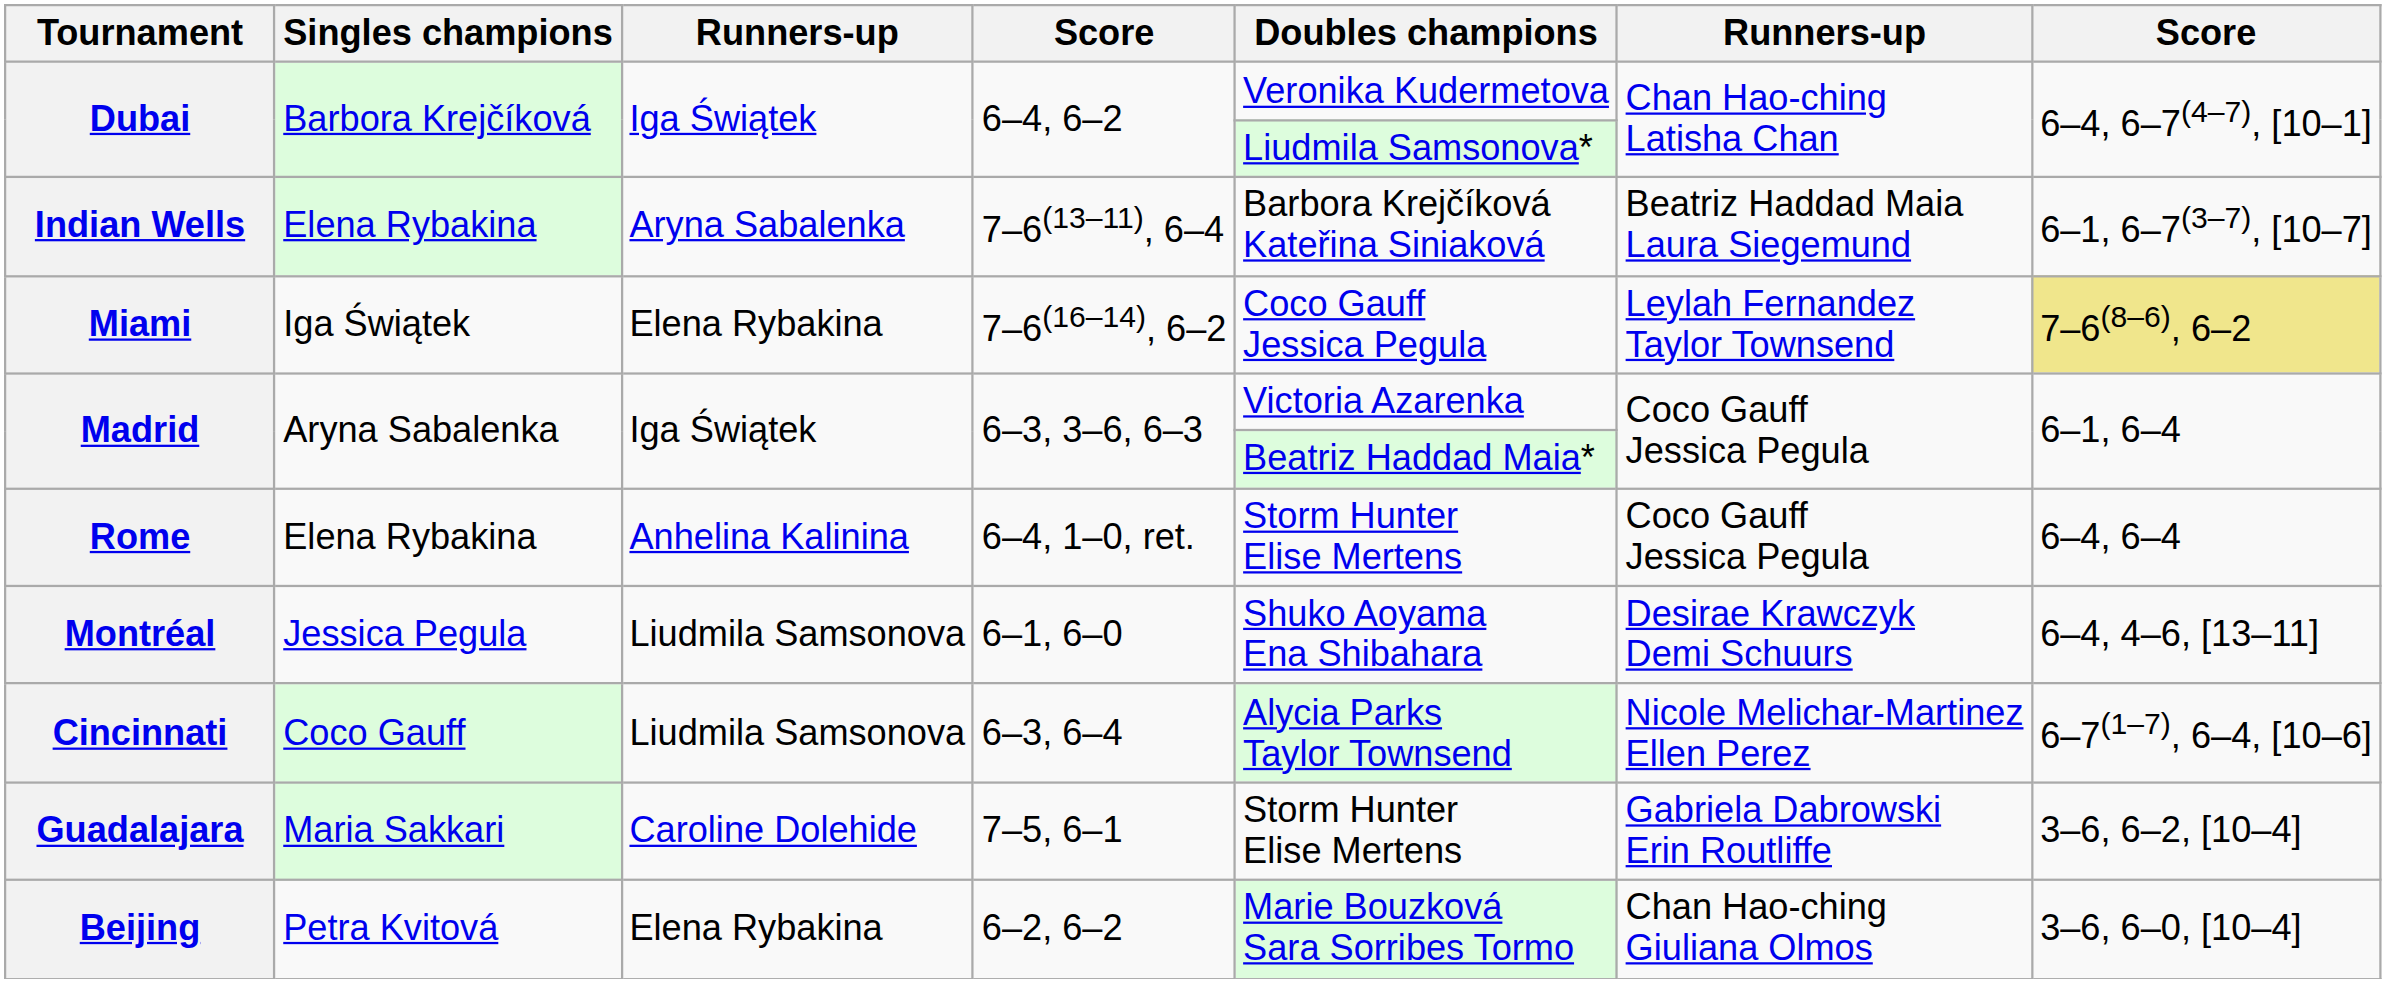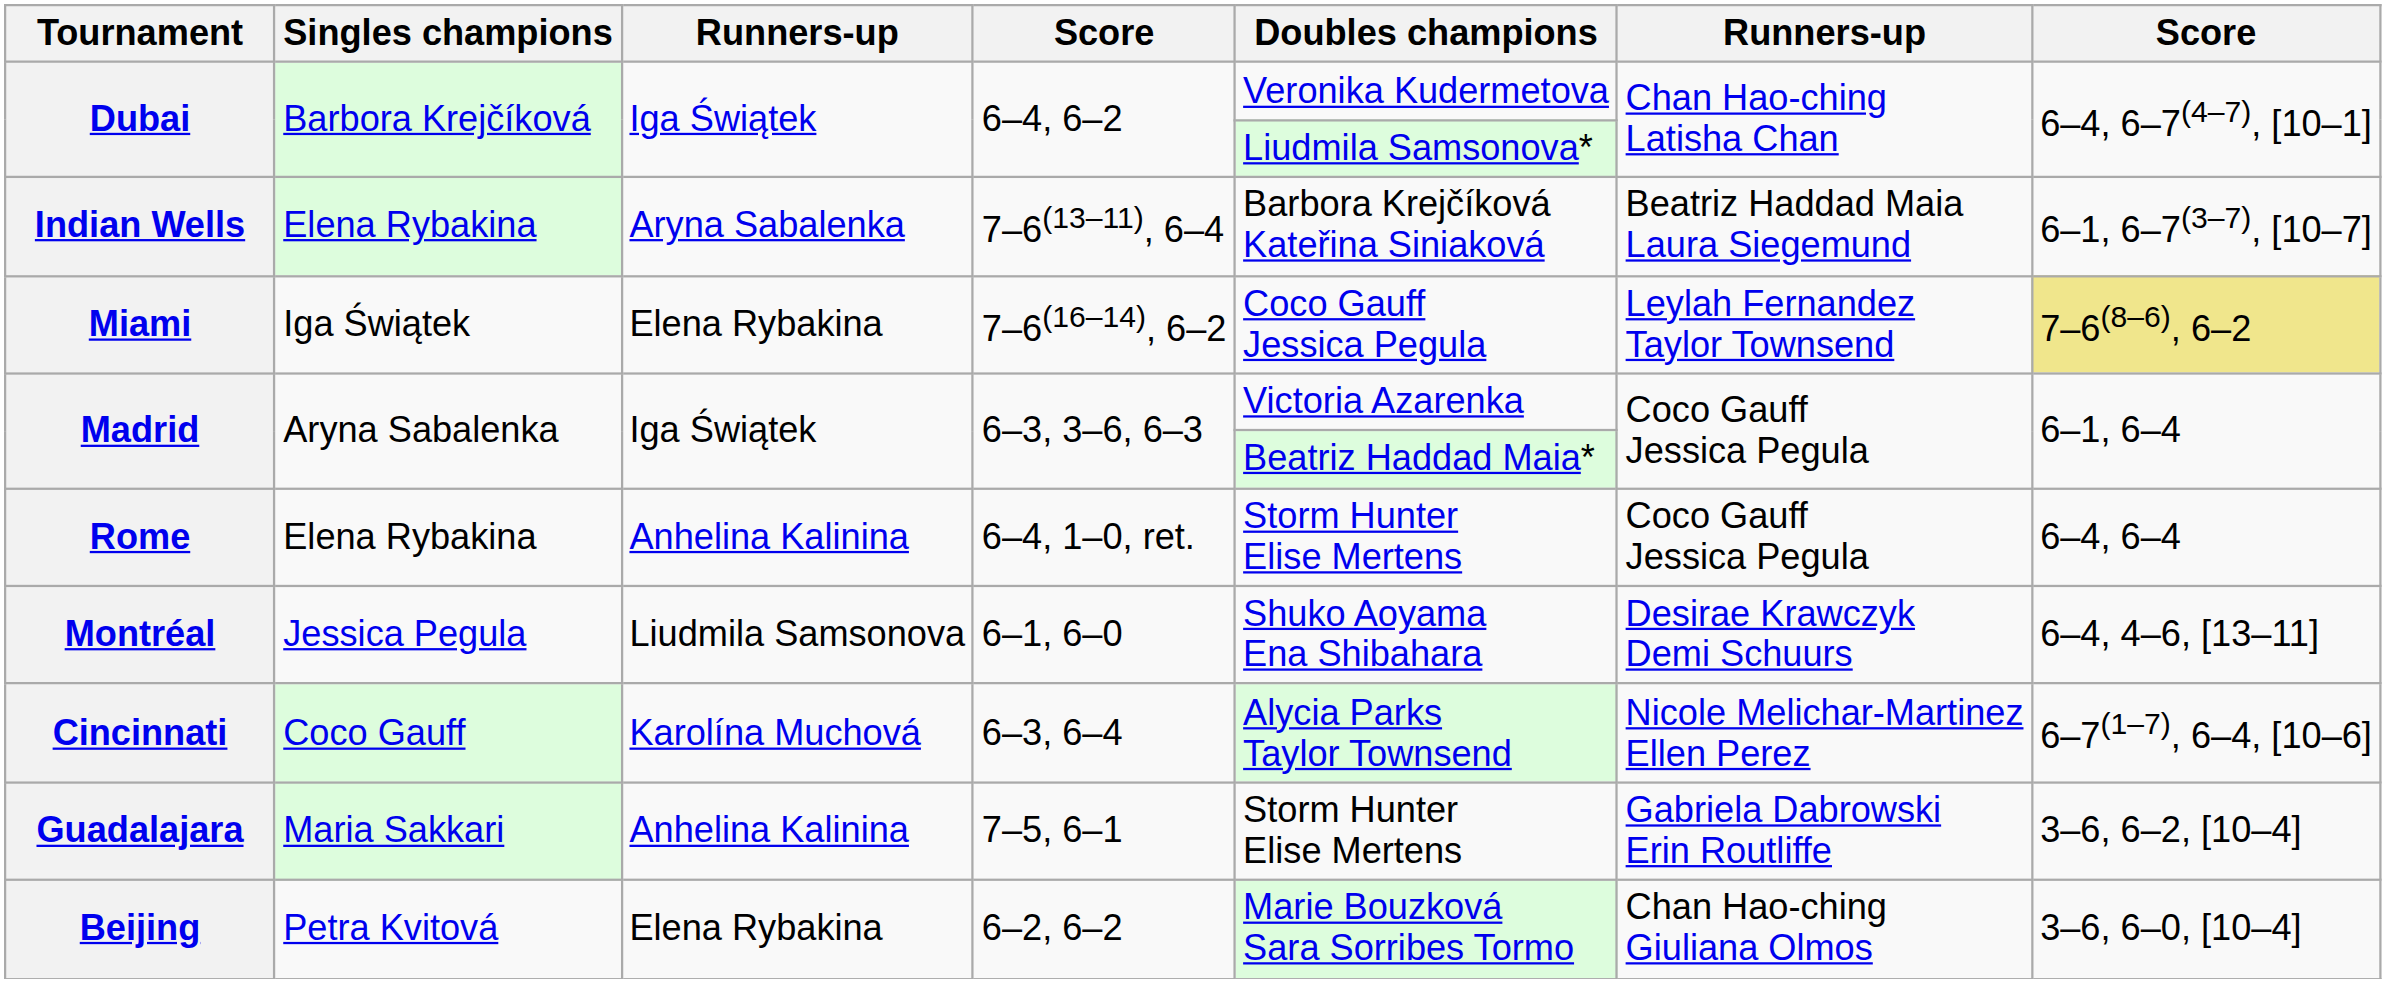(797, 732) Liudmila Samsonova -> (775, 732) Karolína Muchová
(773, 830) Caroline Dolehide -> (769, 830) Anhelina Kalinina
